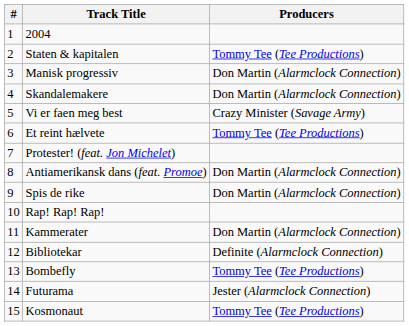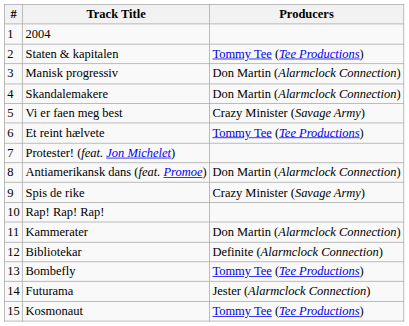(307, 192) Don Martin (Alarmclock Connection) -> (289, 192) Crazy Minister (Savage Army)
